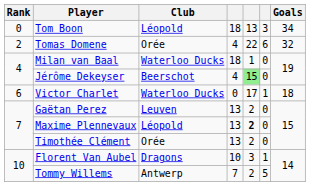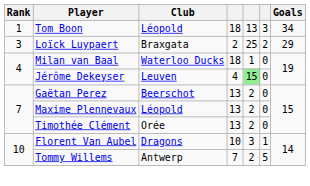(19, 29) 0 -> (19, 29) 1
- row: (71, 45)
+ row: (77, 45)
(168, 77) Beerschot -> (159, 77) Leuven
- row: (77, 93)
(159, 109) Leuven -> (168, 93) Beerschot
(252, 125) bold -> (252, 109) normal
